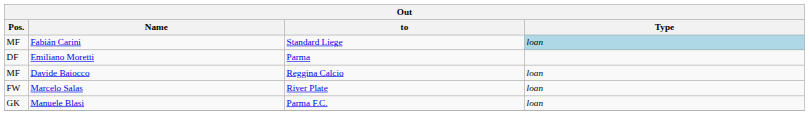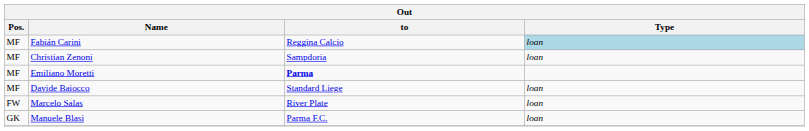(315, 42) Standard Liege -> (315, 42) Reggina Calcio
+ row: (62, 58)
(12, 58) DF -> (13, 73) MF
(298, 58) normal -> (300, 73) bold
(315, 73) Reggina Calcio -> (315, 88) Standard Liege
